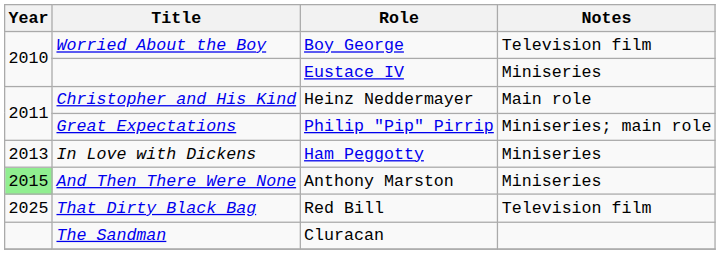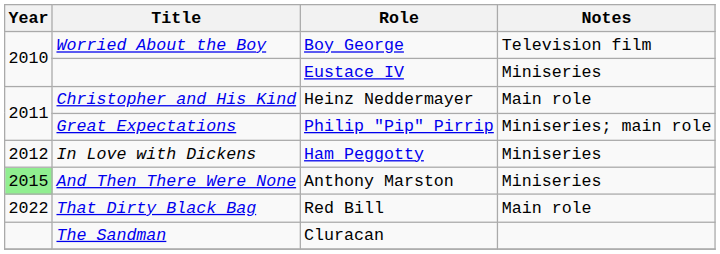(29, 154) 2013 -> (29, 154) 2012
(29, 208) 2025 -> (29, 208) 2022
(577, 208) Television film -> (547, 208) Main role
